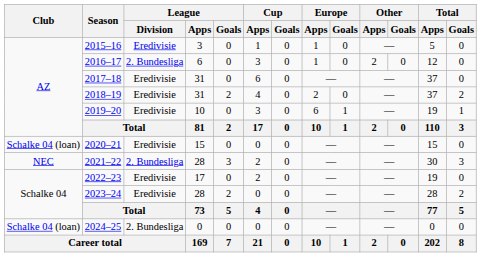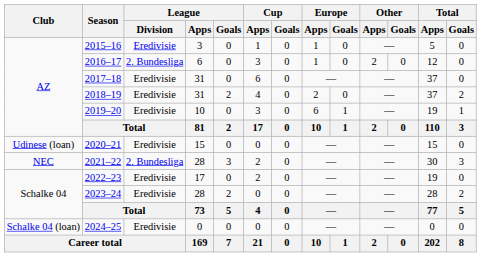(43, 144) Schalke 04 (loan) -> (43, 144) Udinese (loan)
(155, 227) 2. Bundesliga -> (155, 227) Eredivisie
